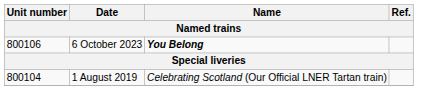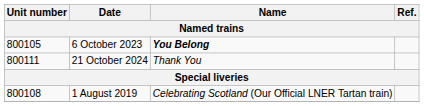(24, 45) 800106 -> (24, 45) 800105
+ row: (110, 61)
(24, 77) 800104 -> (24, 93) 800108
